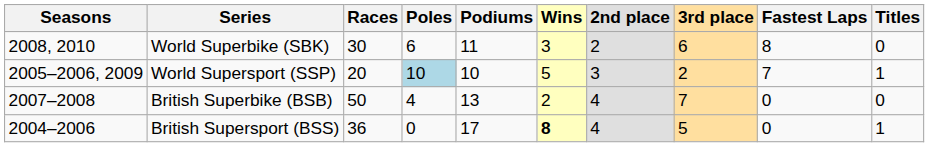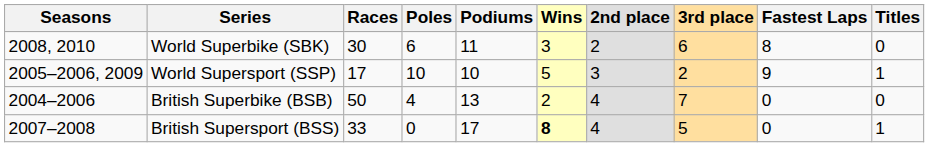(357, 73) 20 -> (357, 73) 17
(416, 73) lightblue background -> (416, 73) no background
(767, 73) 7 -> (767, 73) 9
(52, 100) 2007–2008 -> (52, 100) 2004–2006
(52, 127) 2004–2006 -> (52, 127) 2007–2008
(357, 127) 36 -> (357, 127) 33
